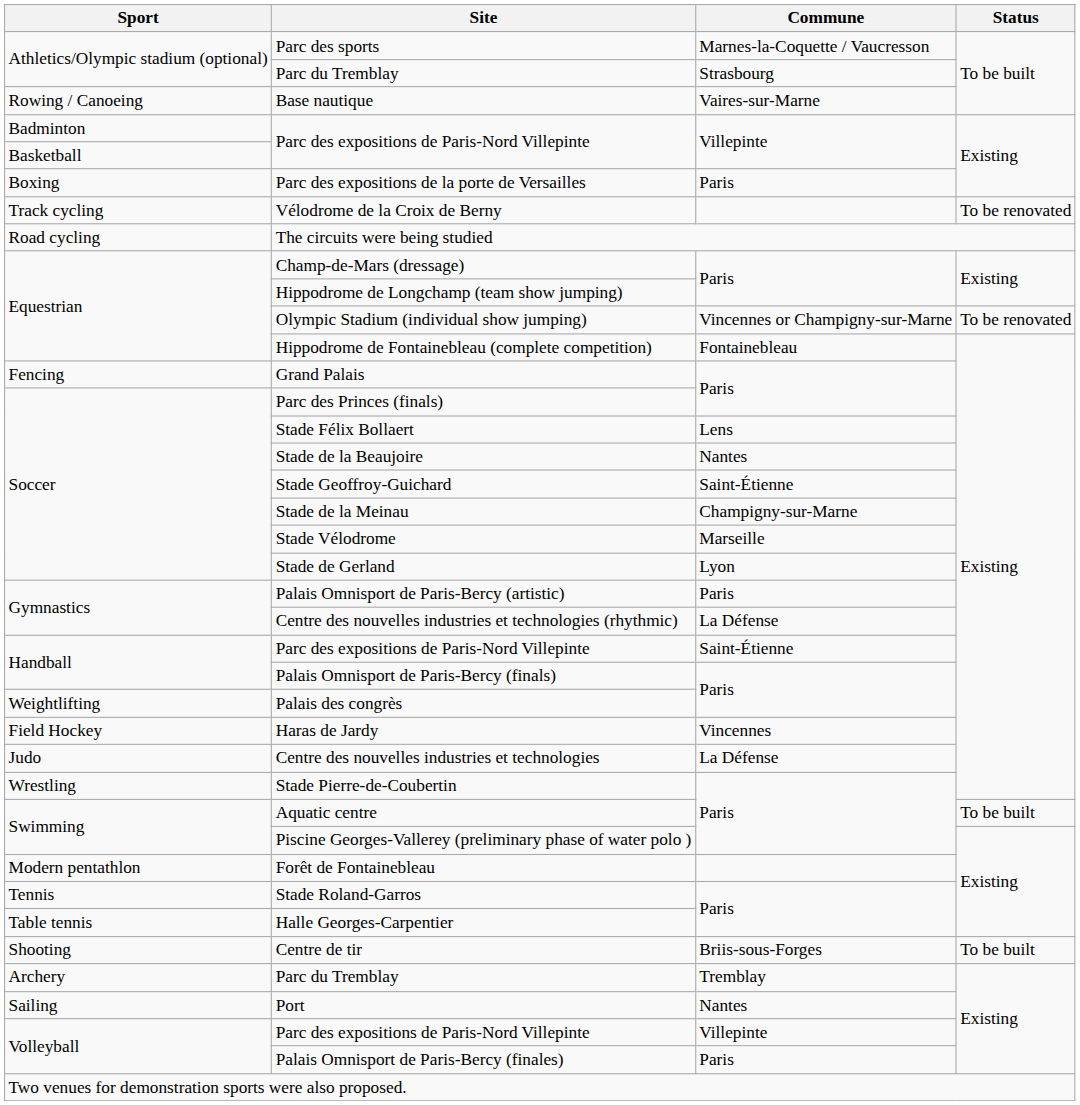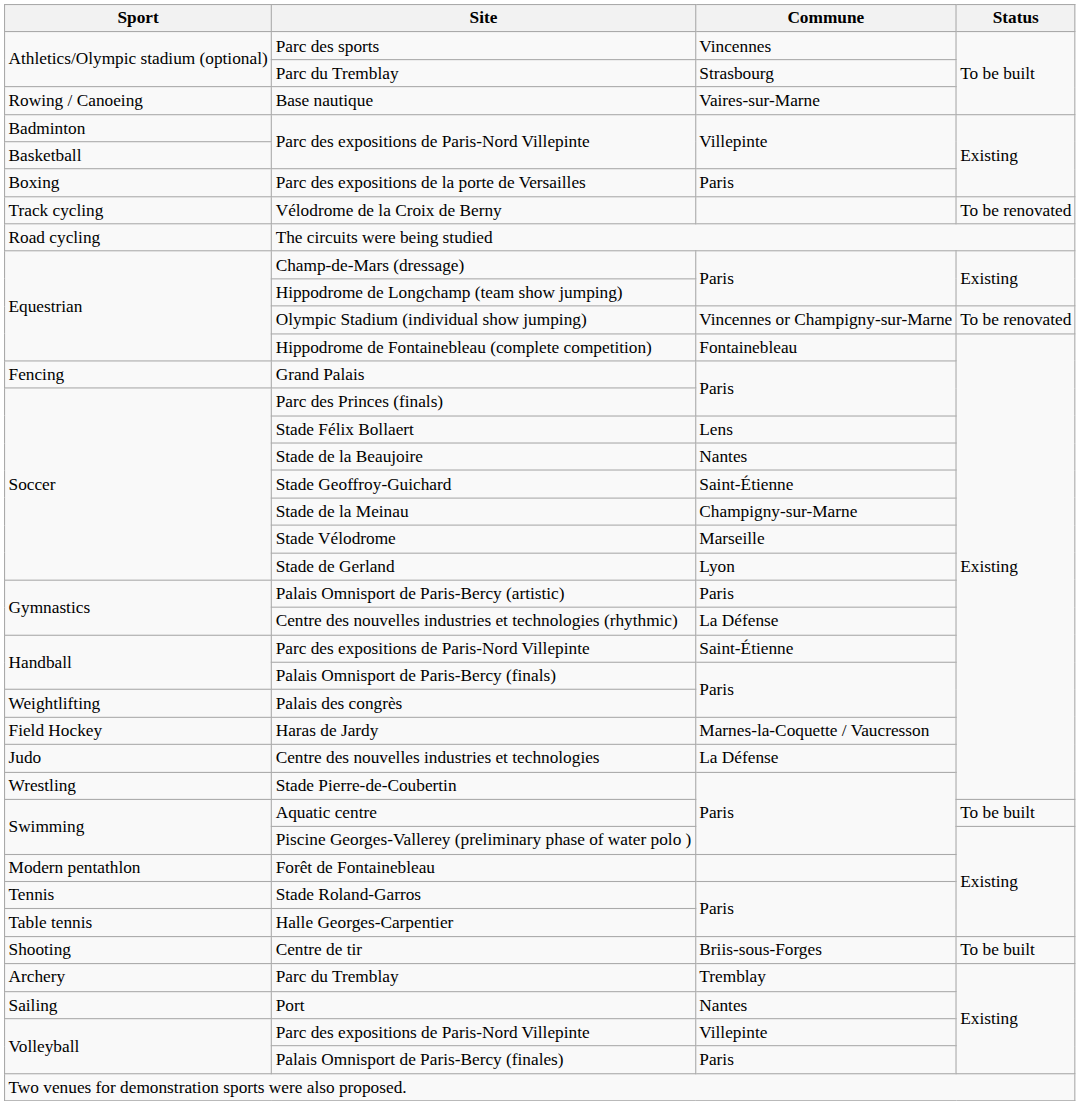(814, 45) Marnes-la-Coquette / Vaucresson -> (735, 45) Vincennes
(735, 730) Vincennes -> (814, 730) Marnes-la-Coquette / Vaucresson
